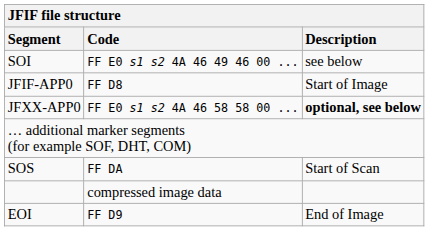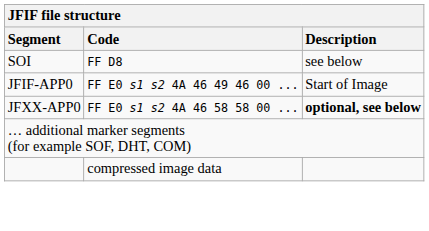(193, 62) FF E0 s1 s2 4A 46 49 46 00 ... -> (105, 62) FF D8
(105, 85) FF D8 -> (193, 85) FF E0 s1 s2 4A 46 49 46 00 ...
- row: (21, 169)
- row: (20, 214)
